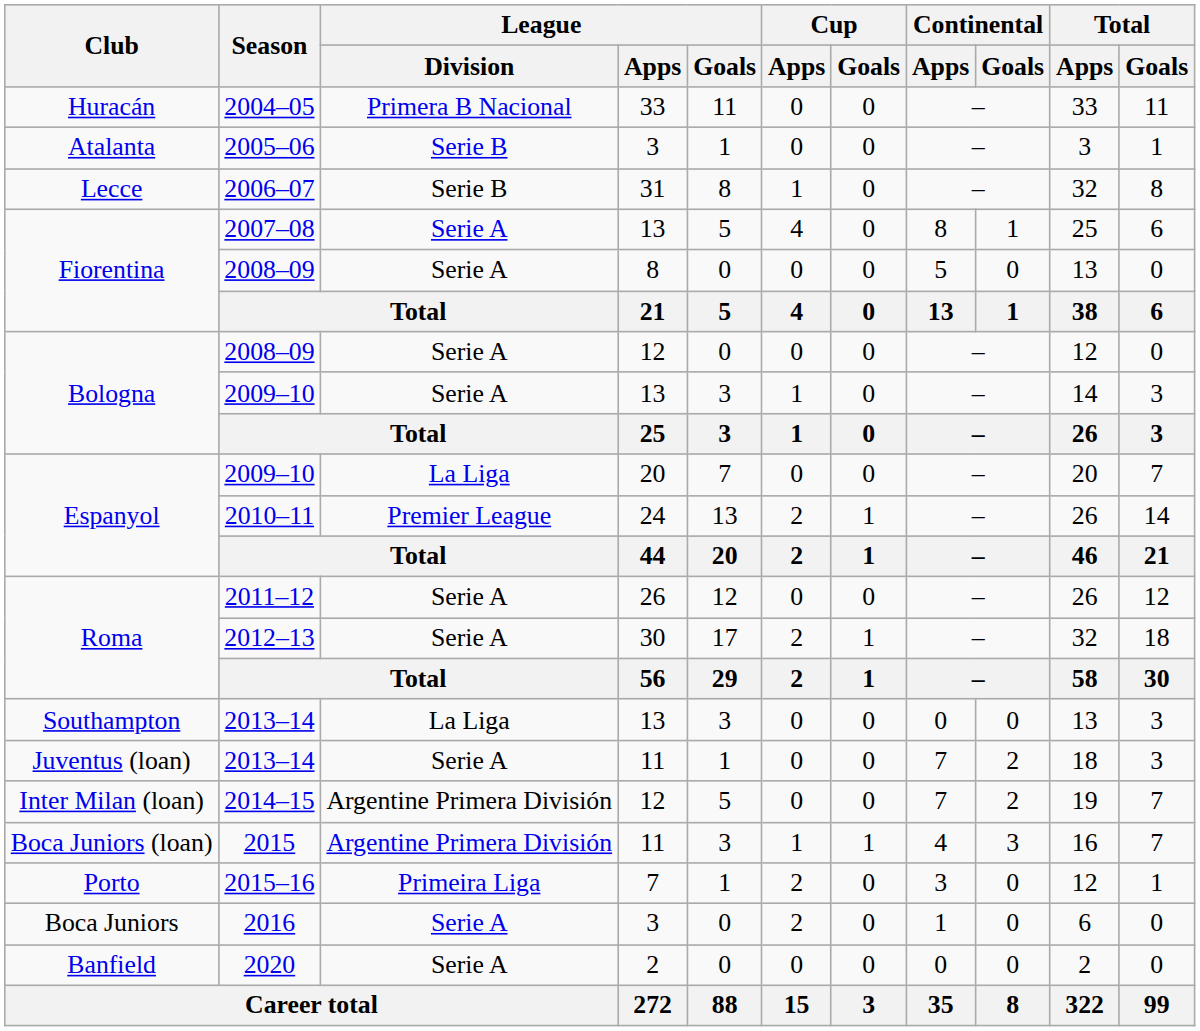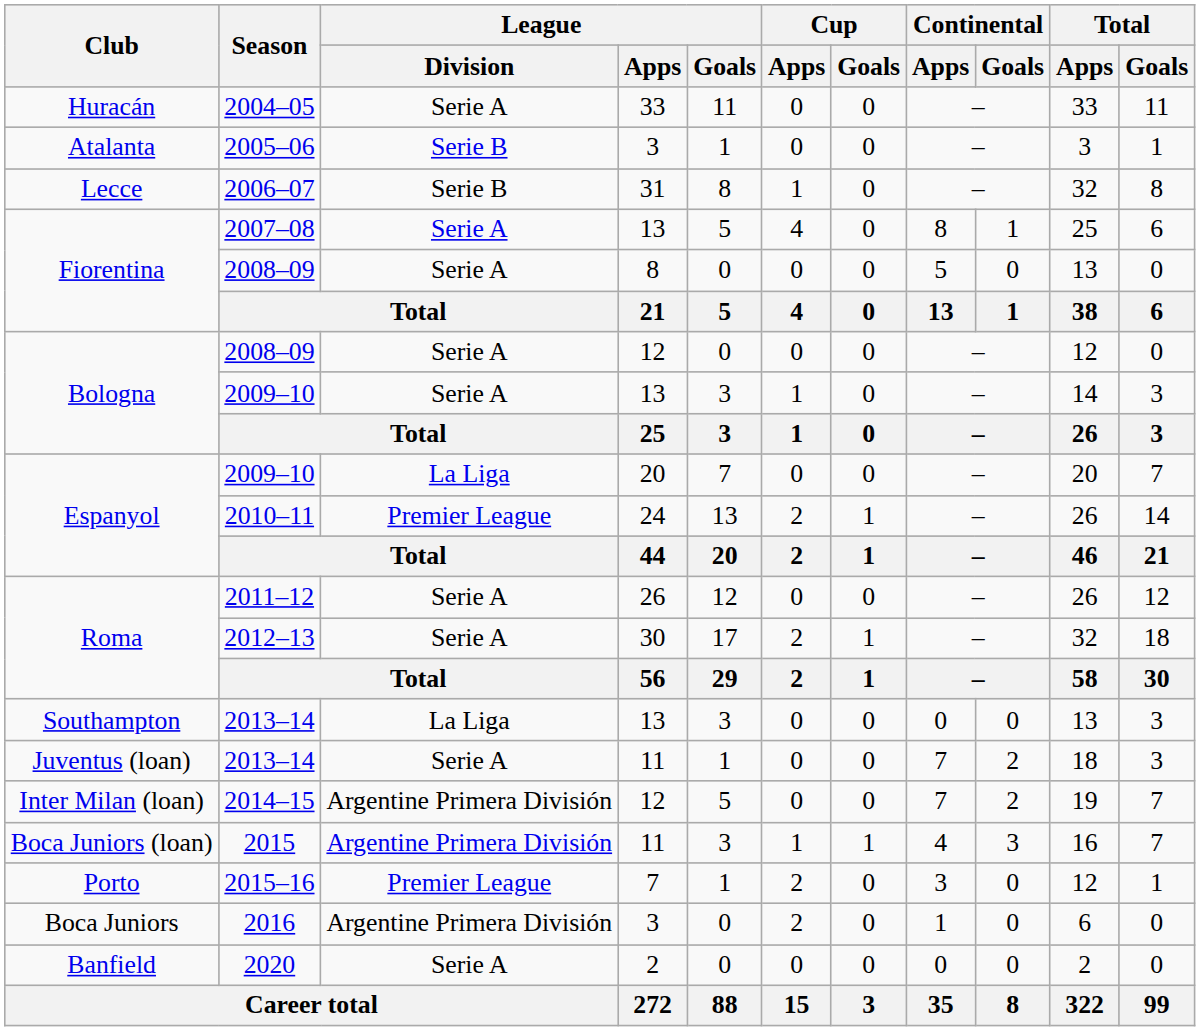(469, 106) Primera B Nacional -> (469, 106) Serie A
(469, 882) Primeira Liga -> (469, 882) Premier League
(469, 923) Serie A -> (469, 923) Argentine Primera División
